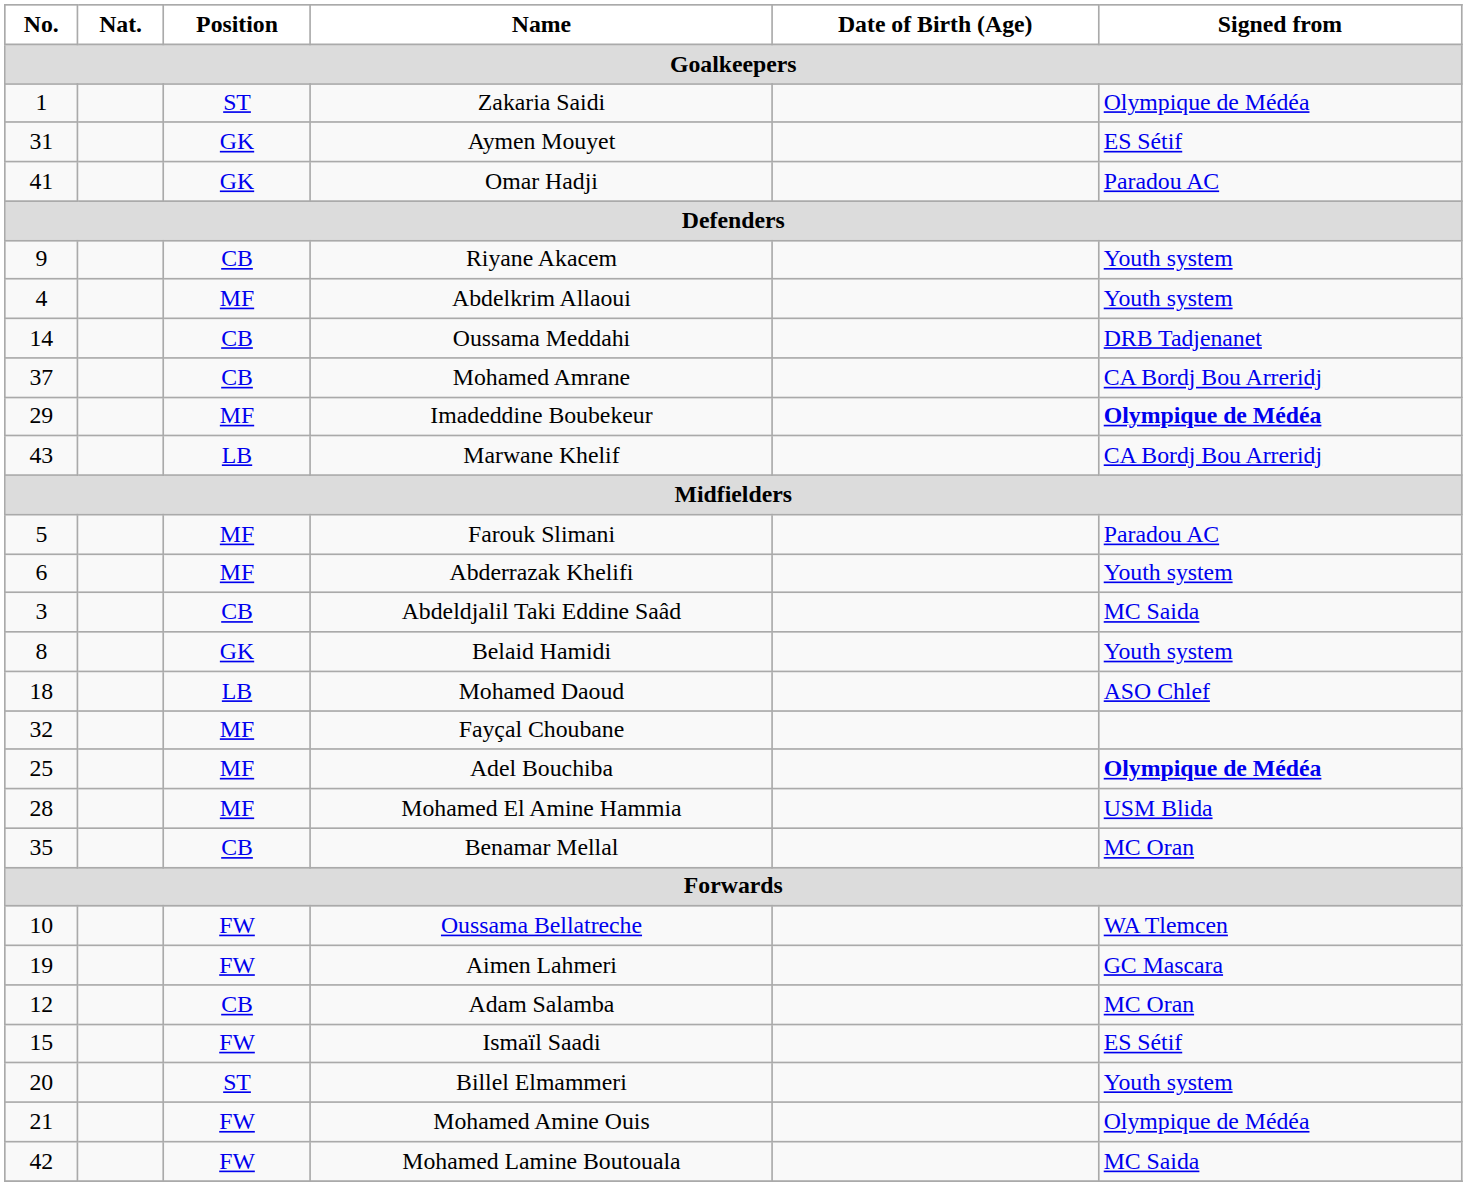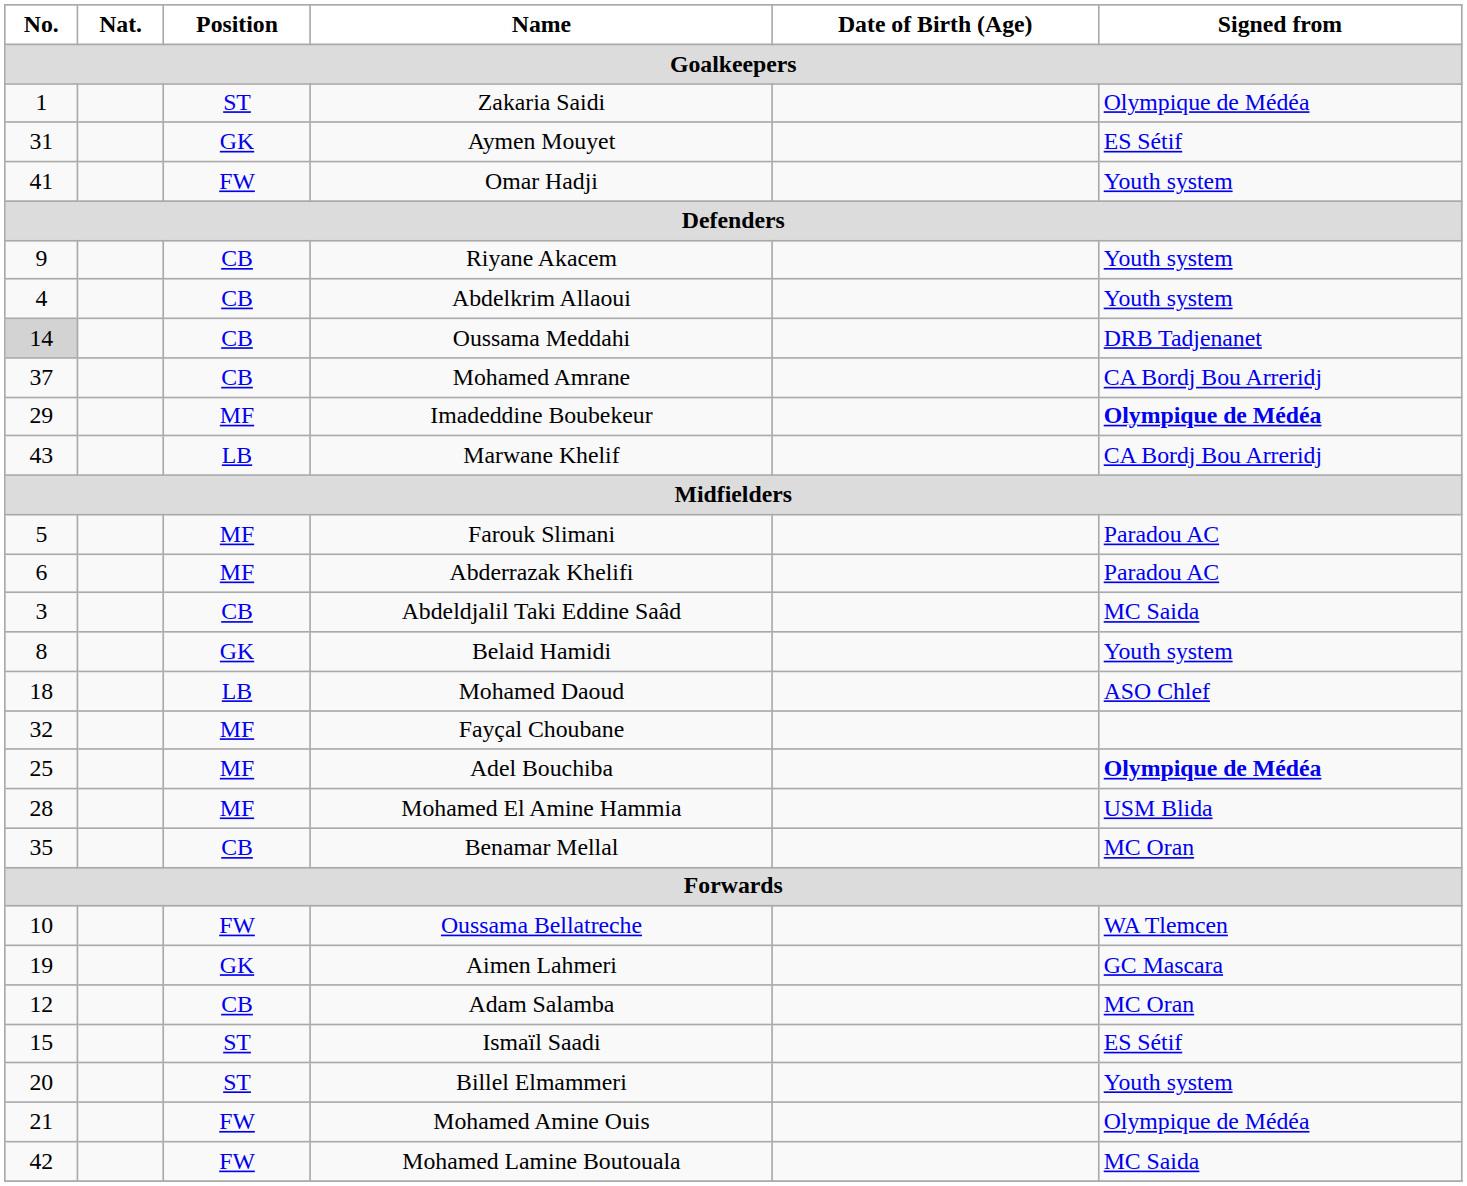(237, 181) GK -> (237, 181) FW
(1161, 181) Paradou AC -> (1168, 181) Youth system
(237, 298) MF -> (237, 298) CB
(41, 337) no background -> (41, 337) lightgrey background
(1168, 573) Youth system -> (1161, 573) Paradou AC
(237, 964) FW -> (237, 964) GK
(237, 1043) FW -> (237, 1043) ST
